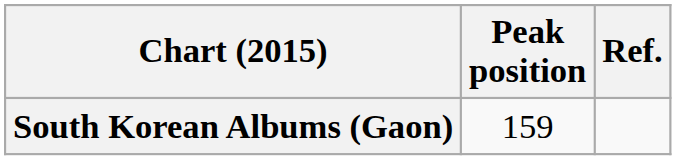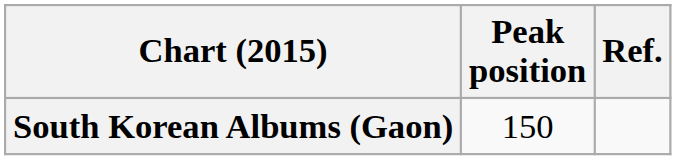(528, 125) 159 -> (528, 125) 150
